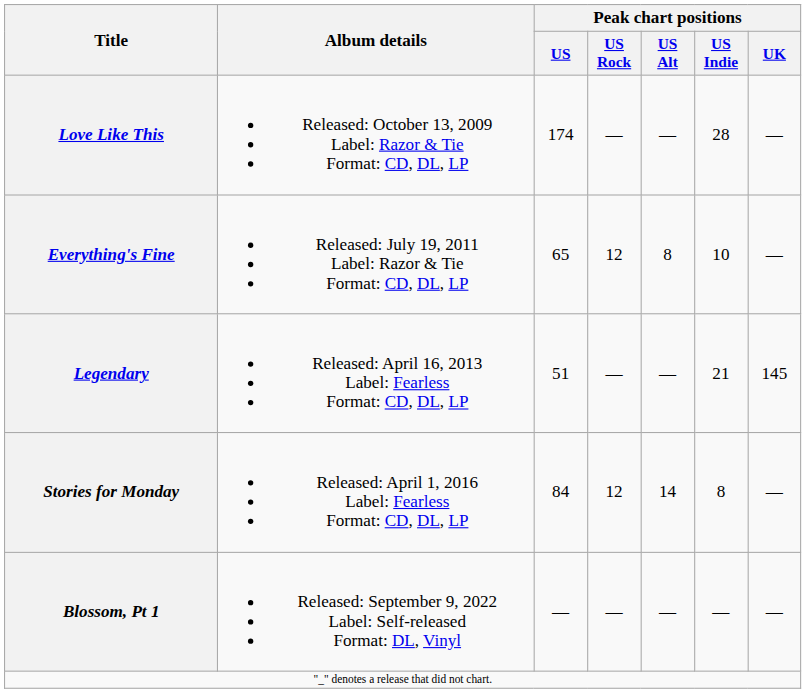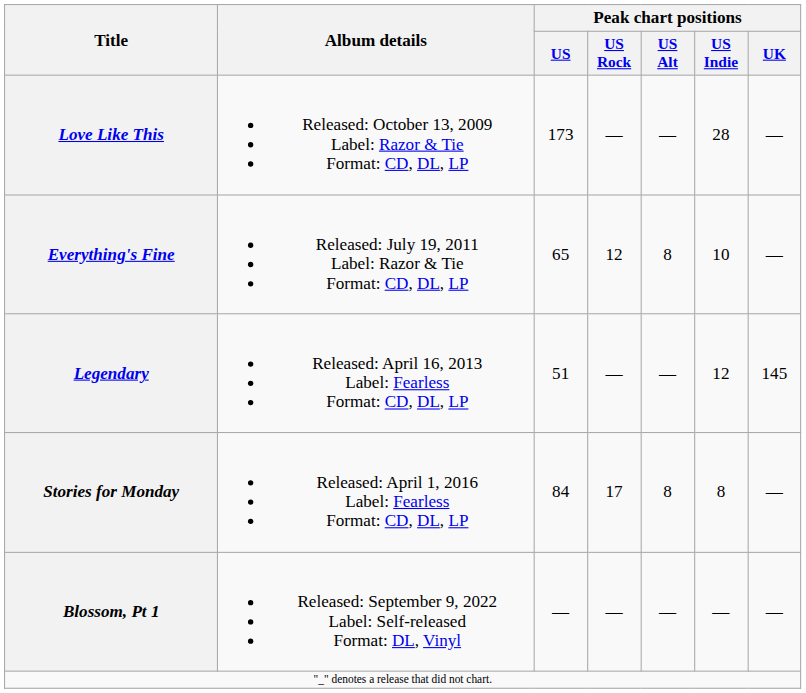(561, 134) 174 -> (561, 134) 173
(721, 373) 21 -> (721, 373) 12
(614, 492) 12 -> (614, 492) 17
(668, 492) 14 -> (668, 492) 8
